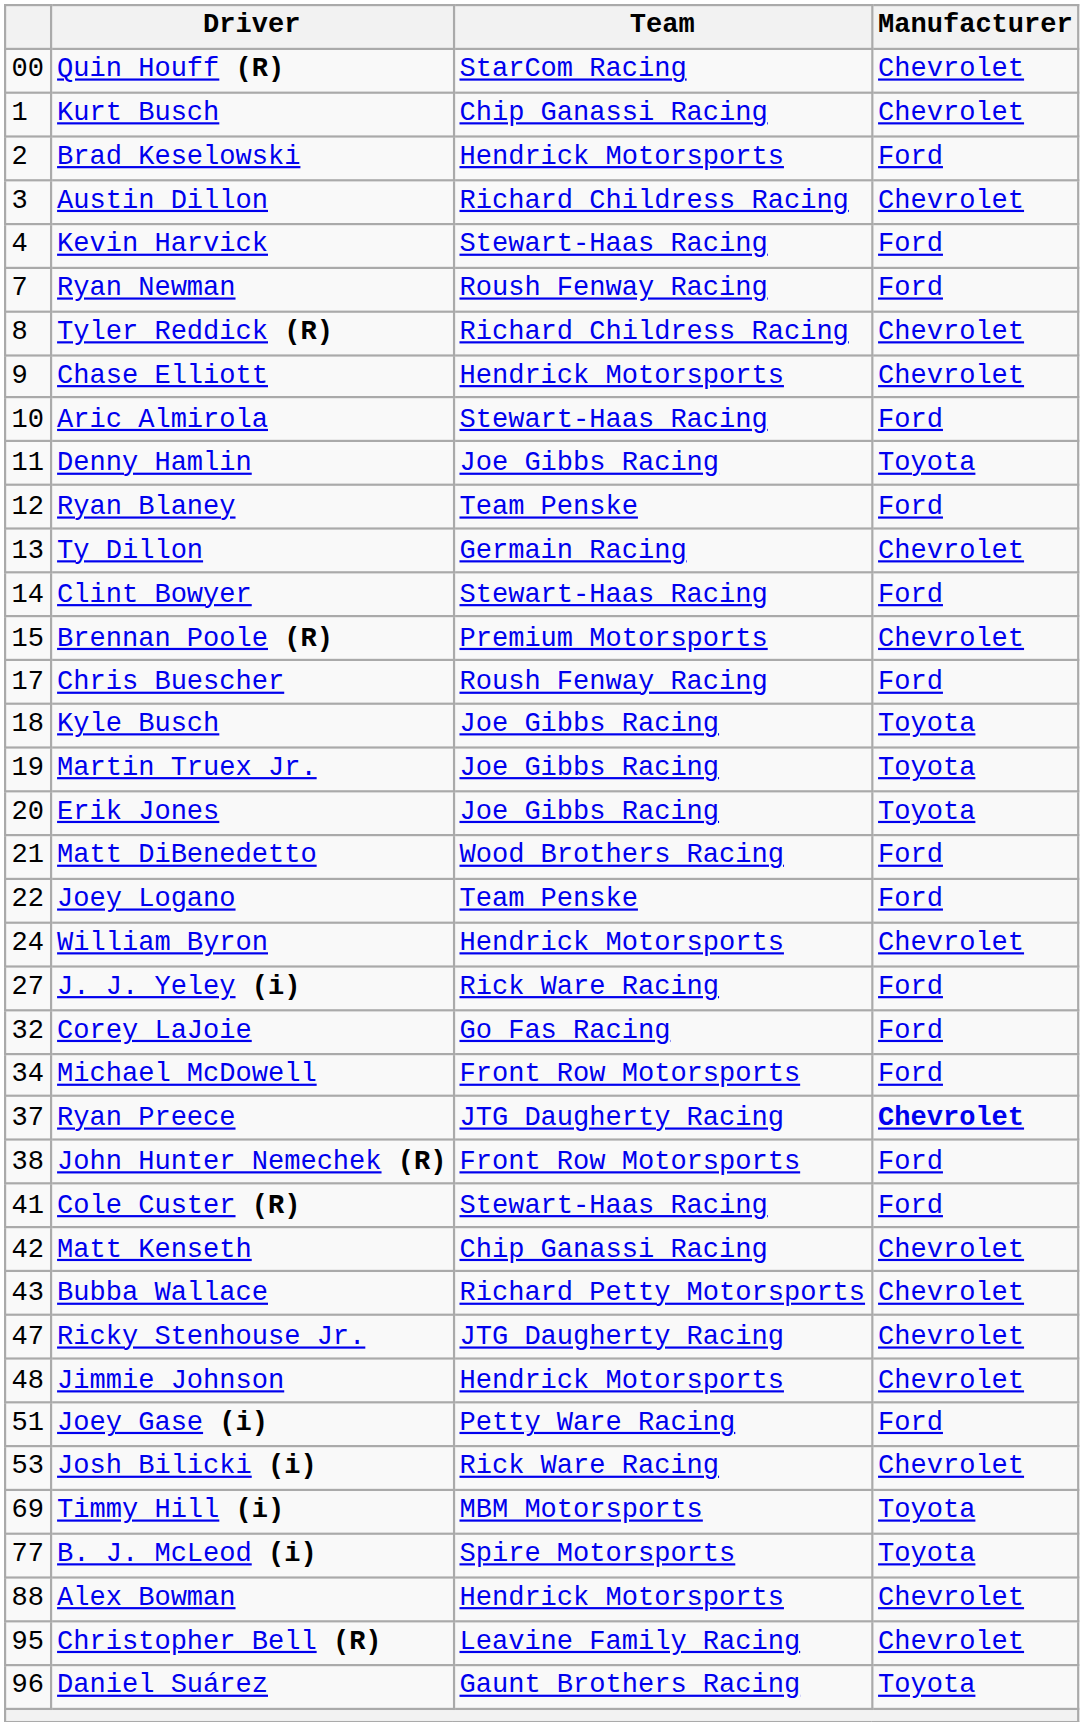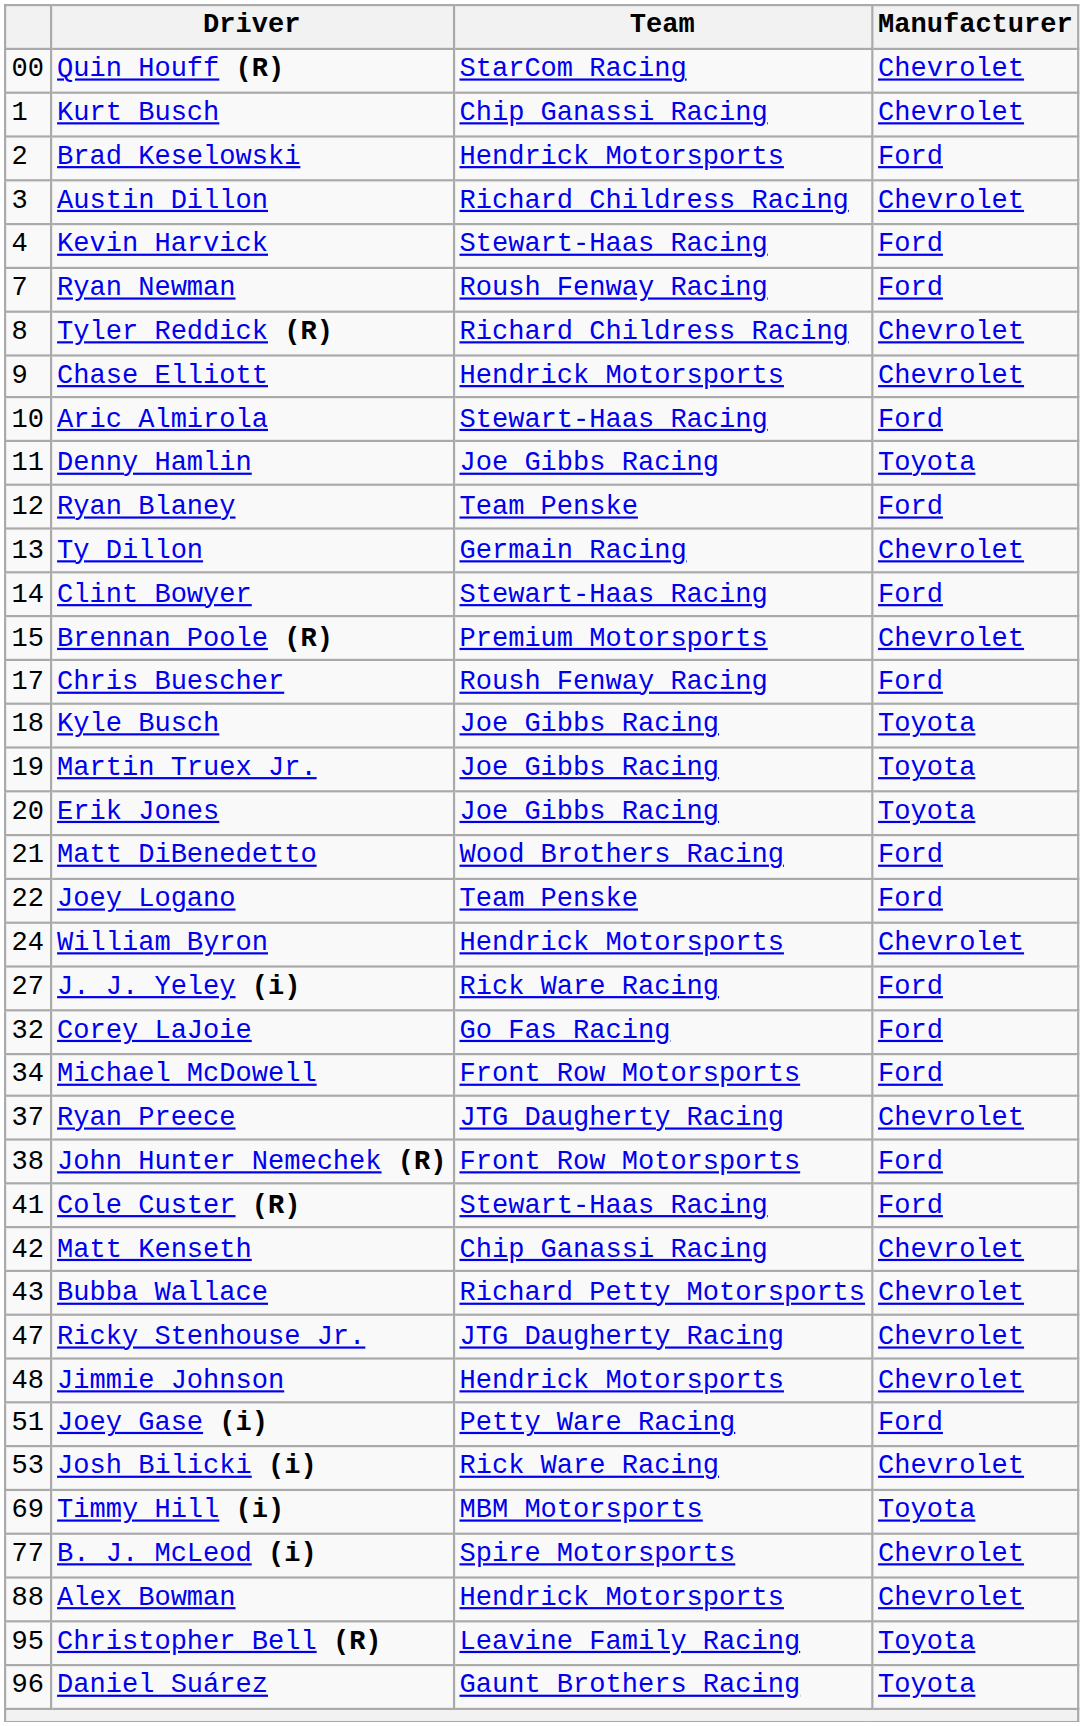(951, 1119) bold -> (951, 1119) normal
(927, 1555) Toyota -> (951, 1555) Chevrolet
(951, 1643) Chevrolet -> (927, 1643) Toyota
